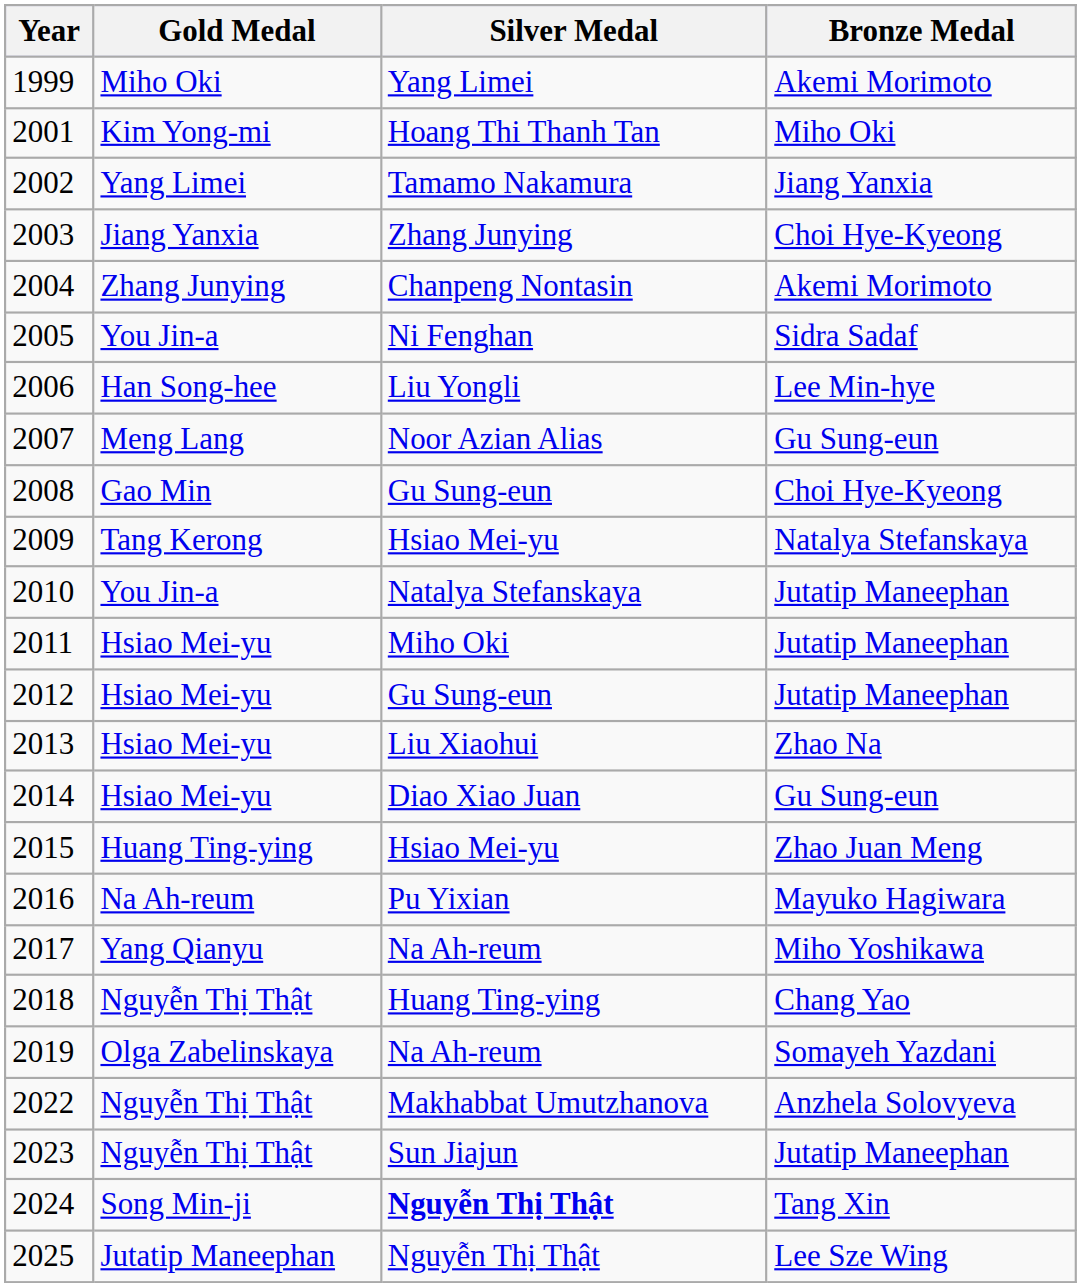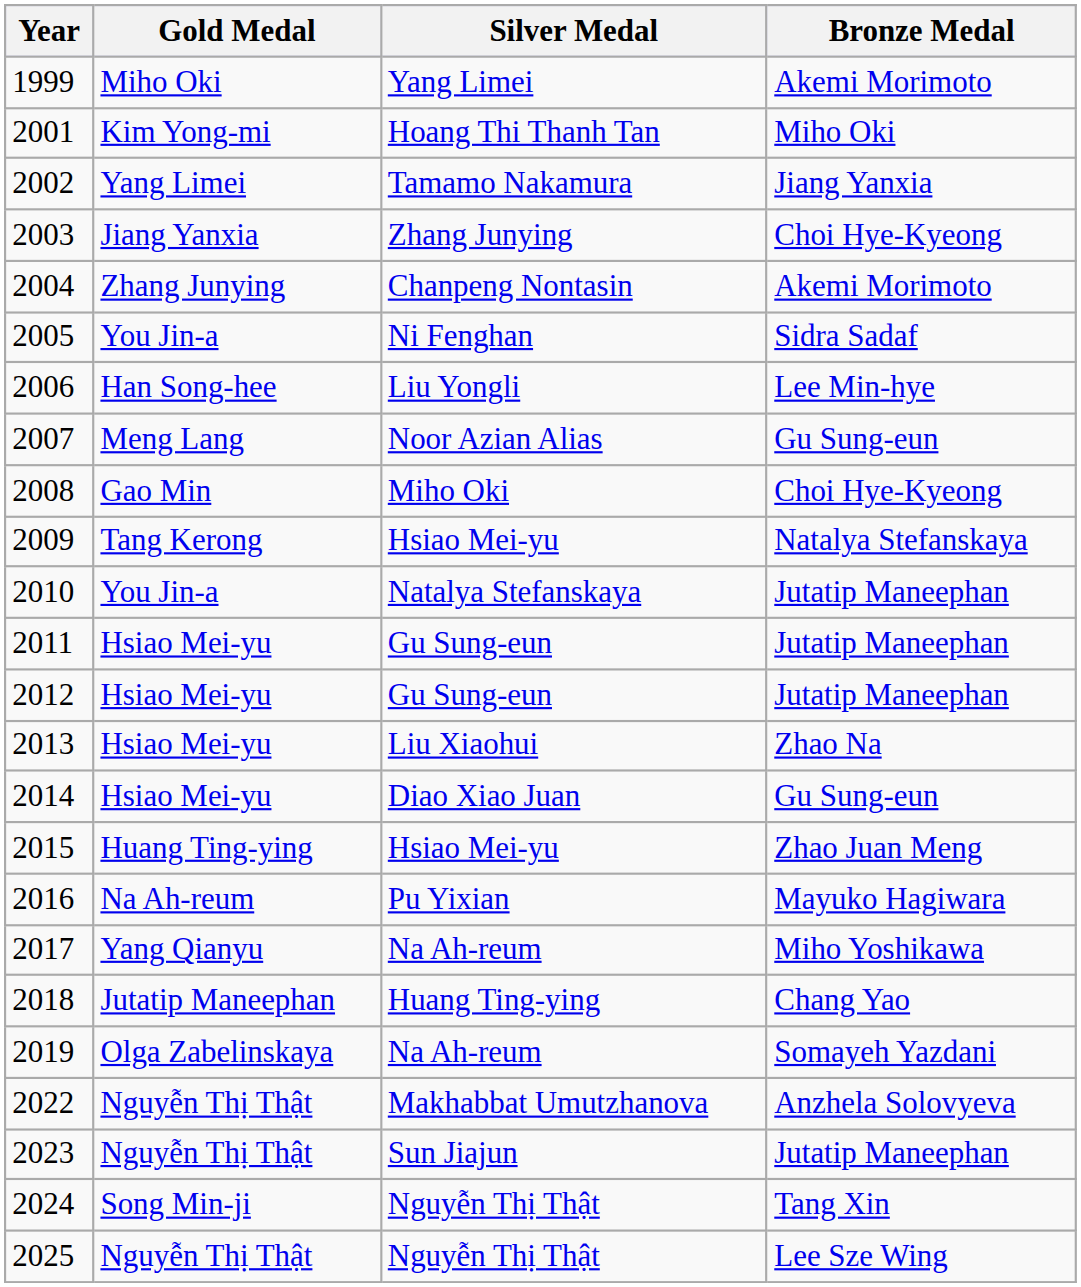(470, 489) Gu Sung-eun -> (448, 489) Miho Oki
(448, 643) Miho Oki -> (470, 643) Gu Sung-eun
(206, 1000) Nguyễn Thị Thật -> (218, 1000) Jutatip Maneephan
(501, 1204) bold -> (494, 1204) normal
(218, 1255) Jutatip Maneephan -> (206, 1255) Nguyễn Thị Thật
